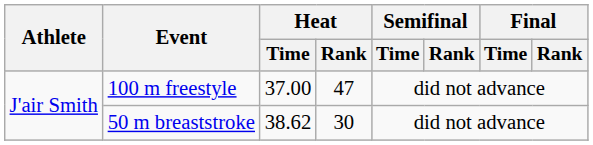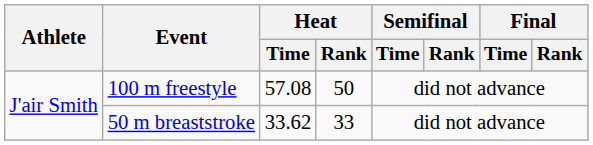(288, 88) 37.00 -> (288, 88) 57.08
(344, 88) 47 -> (344, 88) 50
(288, 122) 38.62 -> (288, 122) 33.62
(344, 122) 30 -> (344, 122) 33
